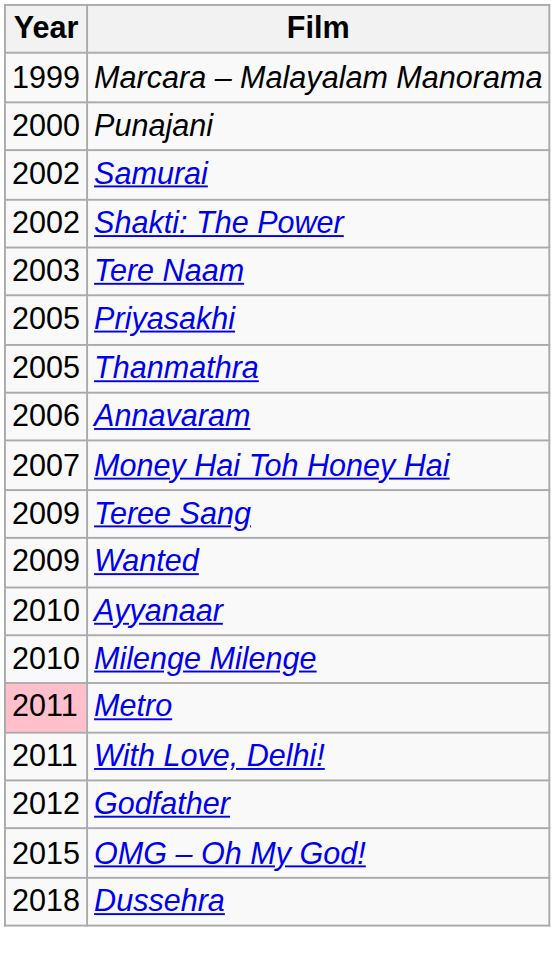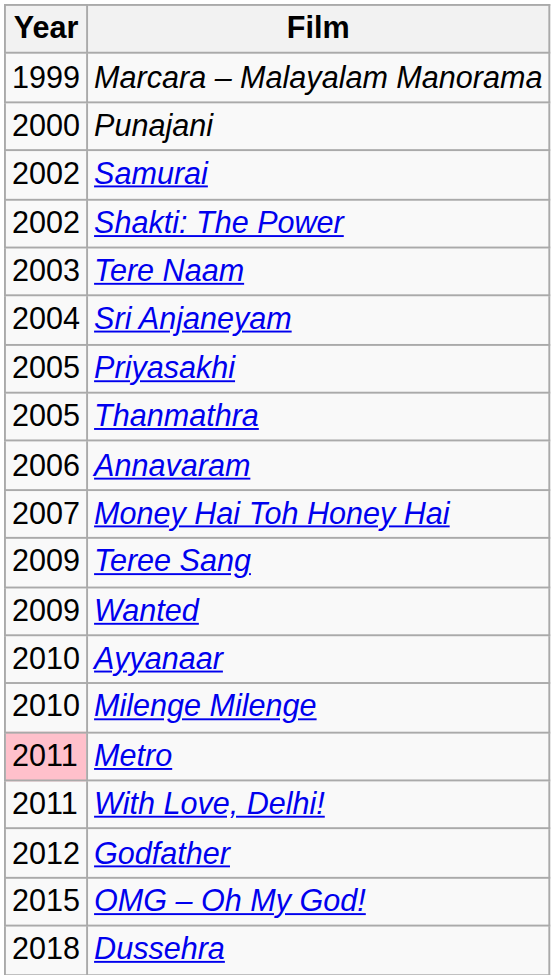+ row: (193, 319)
